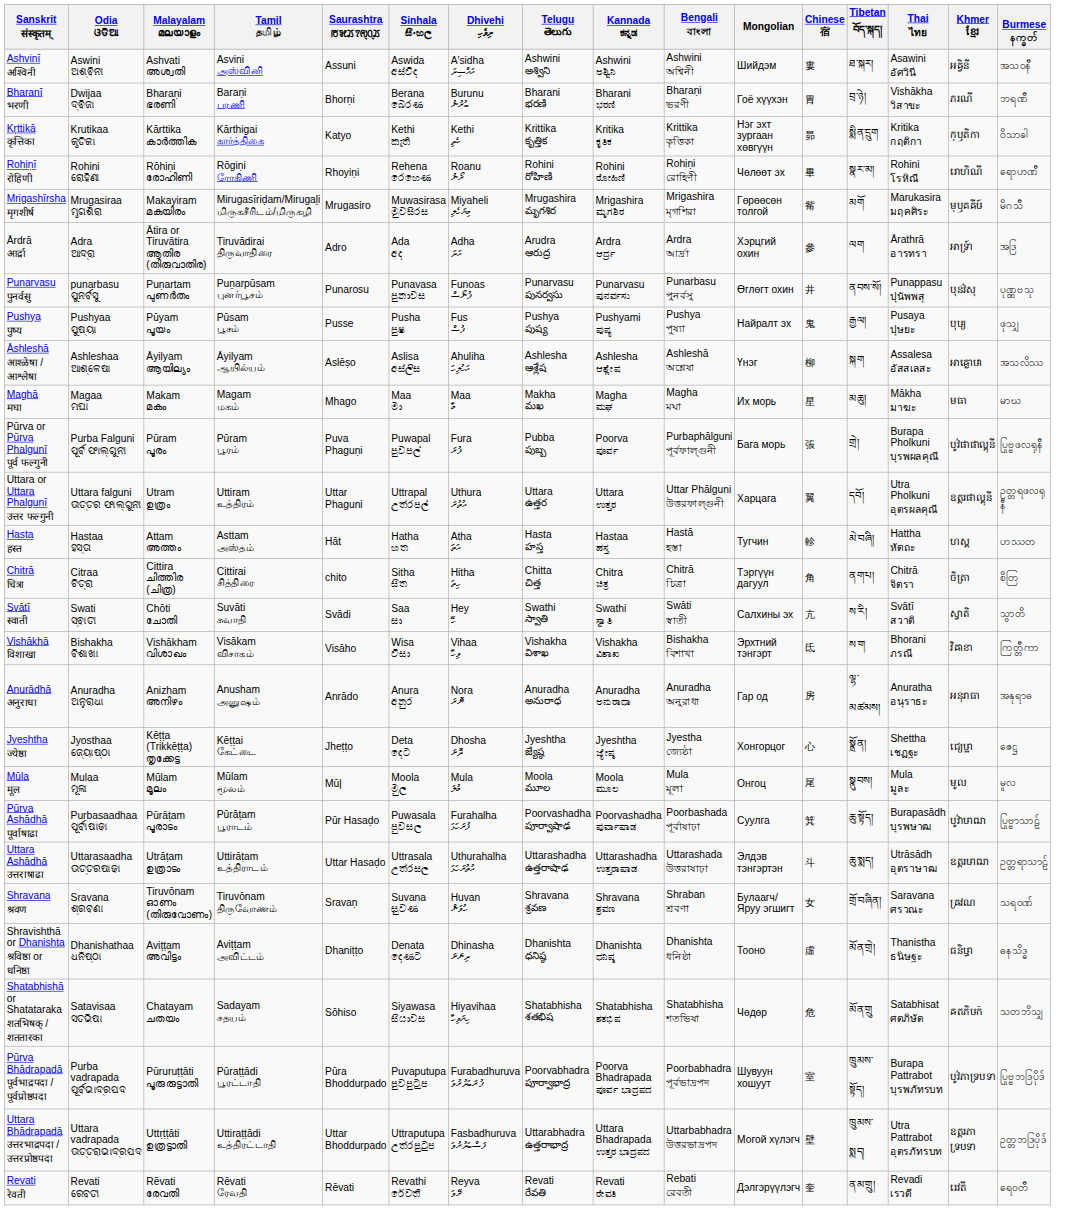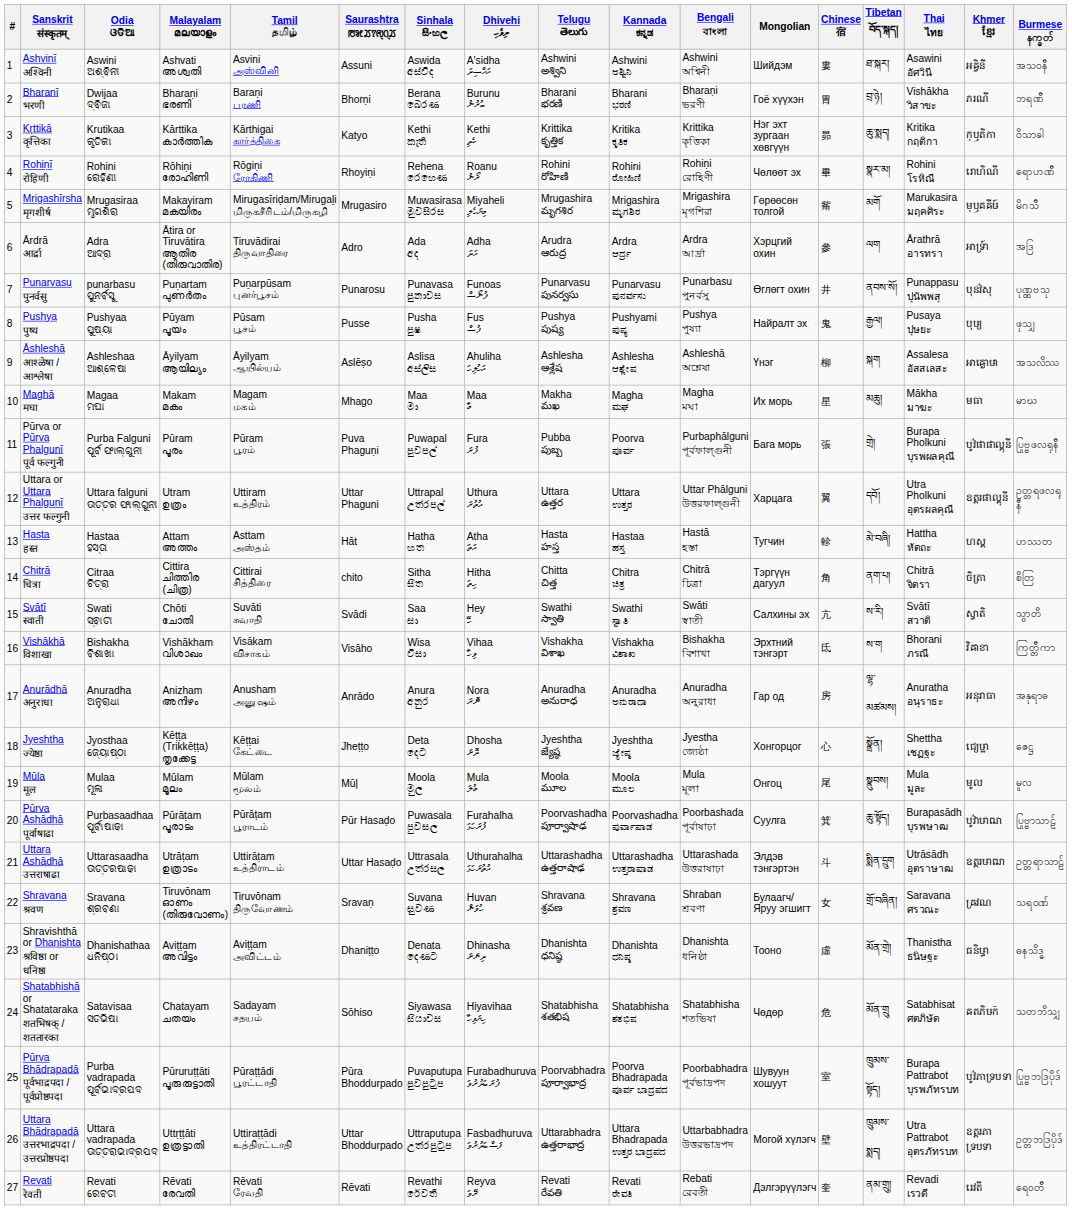+ column: (12, 27)
(864, 133) སྨིན་དྲུག -> (878, 133) ཆུ་སྨད།
(862, 860) ཆུ་སྨད། -> (880, 860) སྨིན་དྲུག
